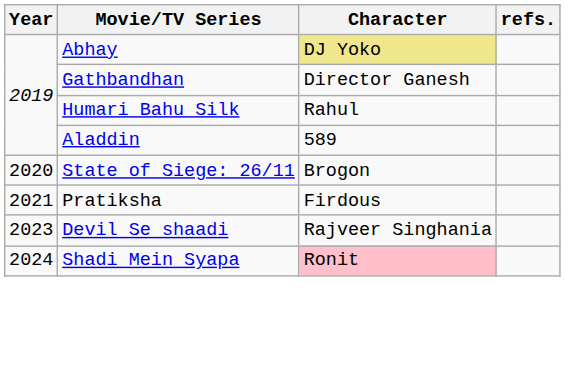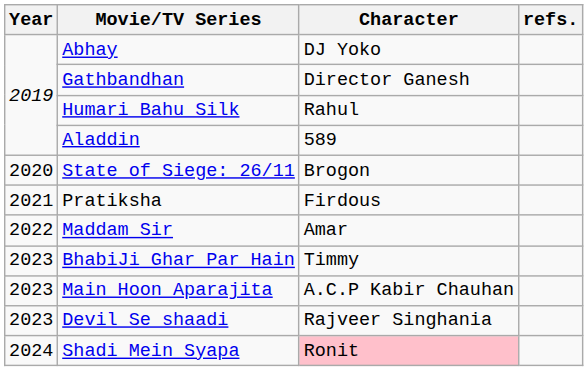(342, 50) khaki background -> (342, 50) no background
+ row: (118, 230)
+ row: (179, 260)
+ row: (167, 291)
